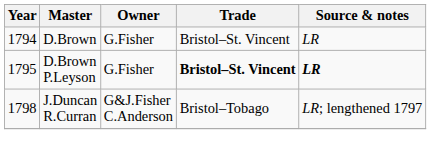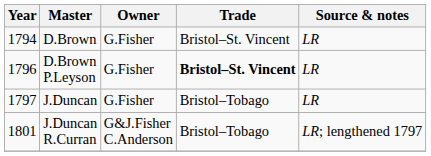(22, 69) 1795 -> (22, 69) 1796
(312, 69) bold -> (311, 69) normal
+ row: (70, 100)
(22, 108) 1798 -> (22, 131) 1801
